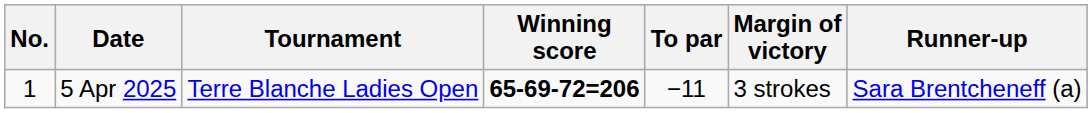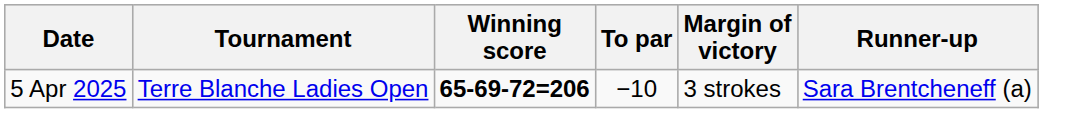- column: (30, 37)
(686, 89) −11 -> (637, 89) −10
